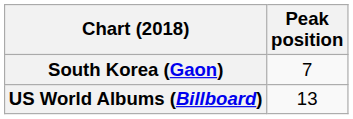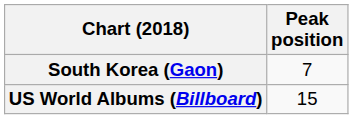(307, 98) 13 -> (307, 98) 15
